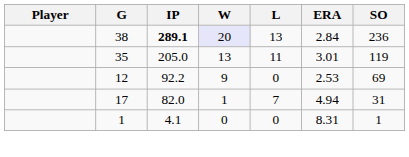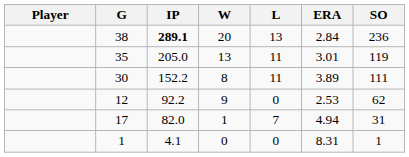(224, 36) lavender background -> (224, 36) no background
+ row: (122, 78)
(379, 78) 69 -> (379, 99) 62
